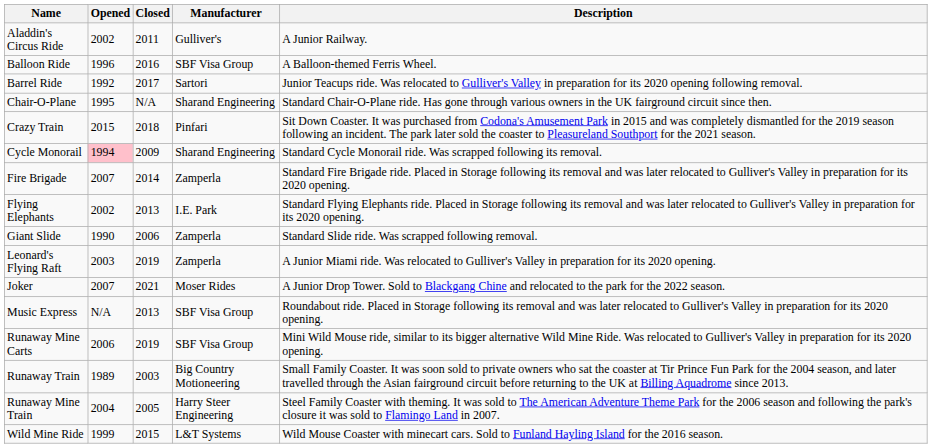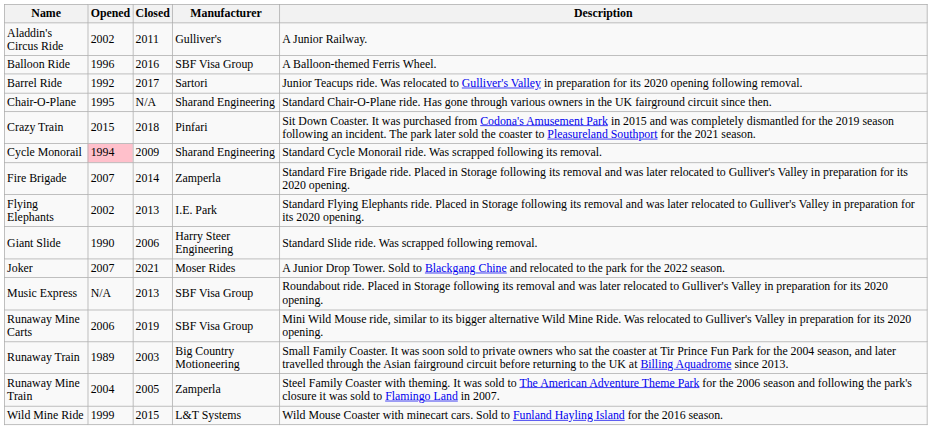(198, 236) Zamperla -> (204, 242) Harry Steer Engineering
- row: (34, 261)
(204, 408) Harry Steer Engineering -> (198, 389) Zamperla
